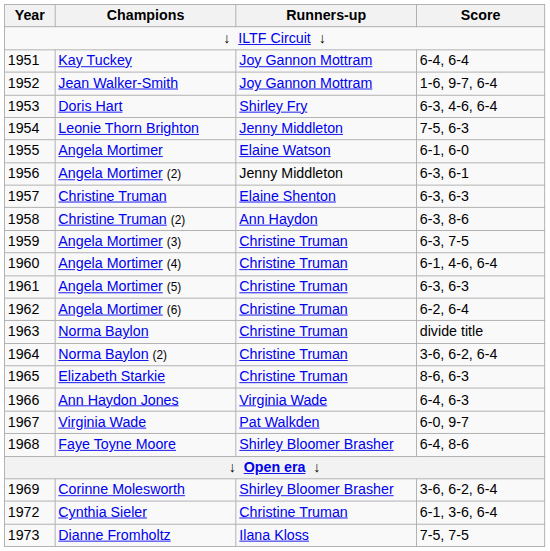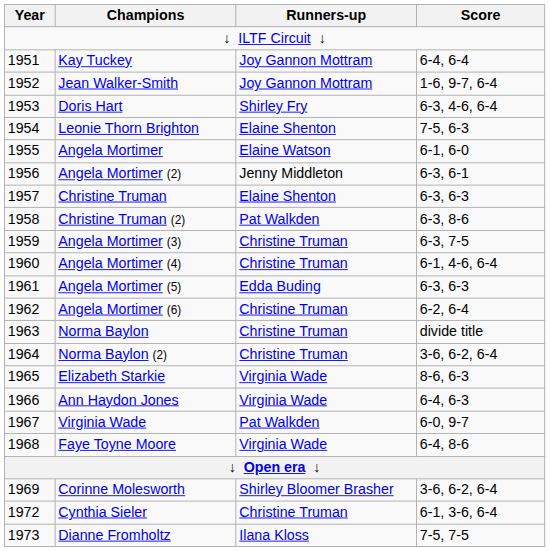(291, 128) Jenny Middleton -> (288, 128) Elaine Shenton
(279, 219) Ann Haydon -> (279, 219) Pat Walkden
(294, 286) Christine Truman -> (280, 286) Edda Buding
(294, 377) Christine Truman -> (283, 377) Virginia Wade
(316, 444) Shirley Bloomer Brasher -> (283, 444) Virginia Wade
